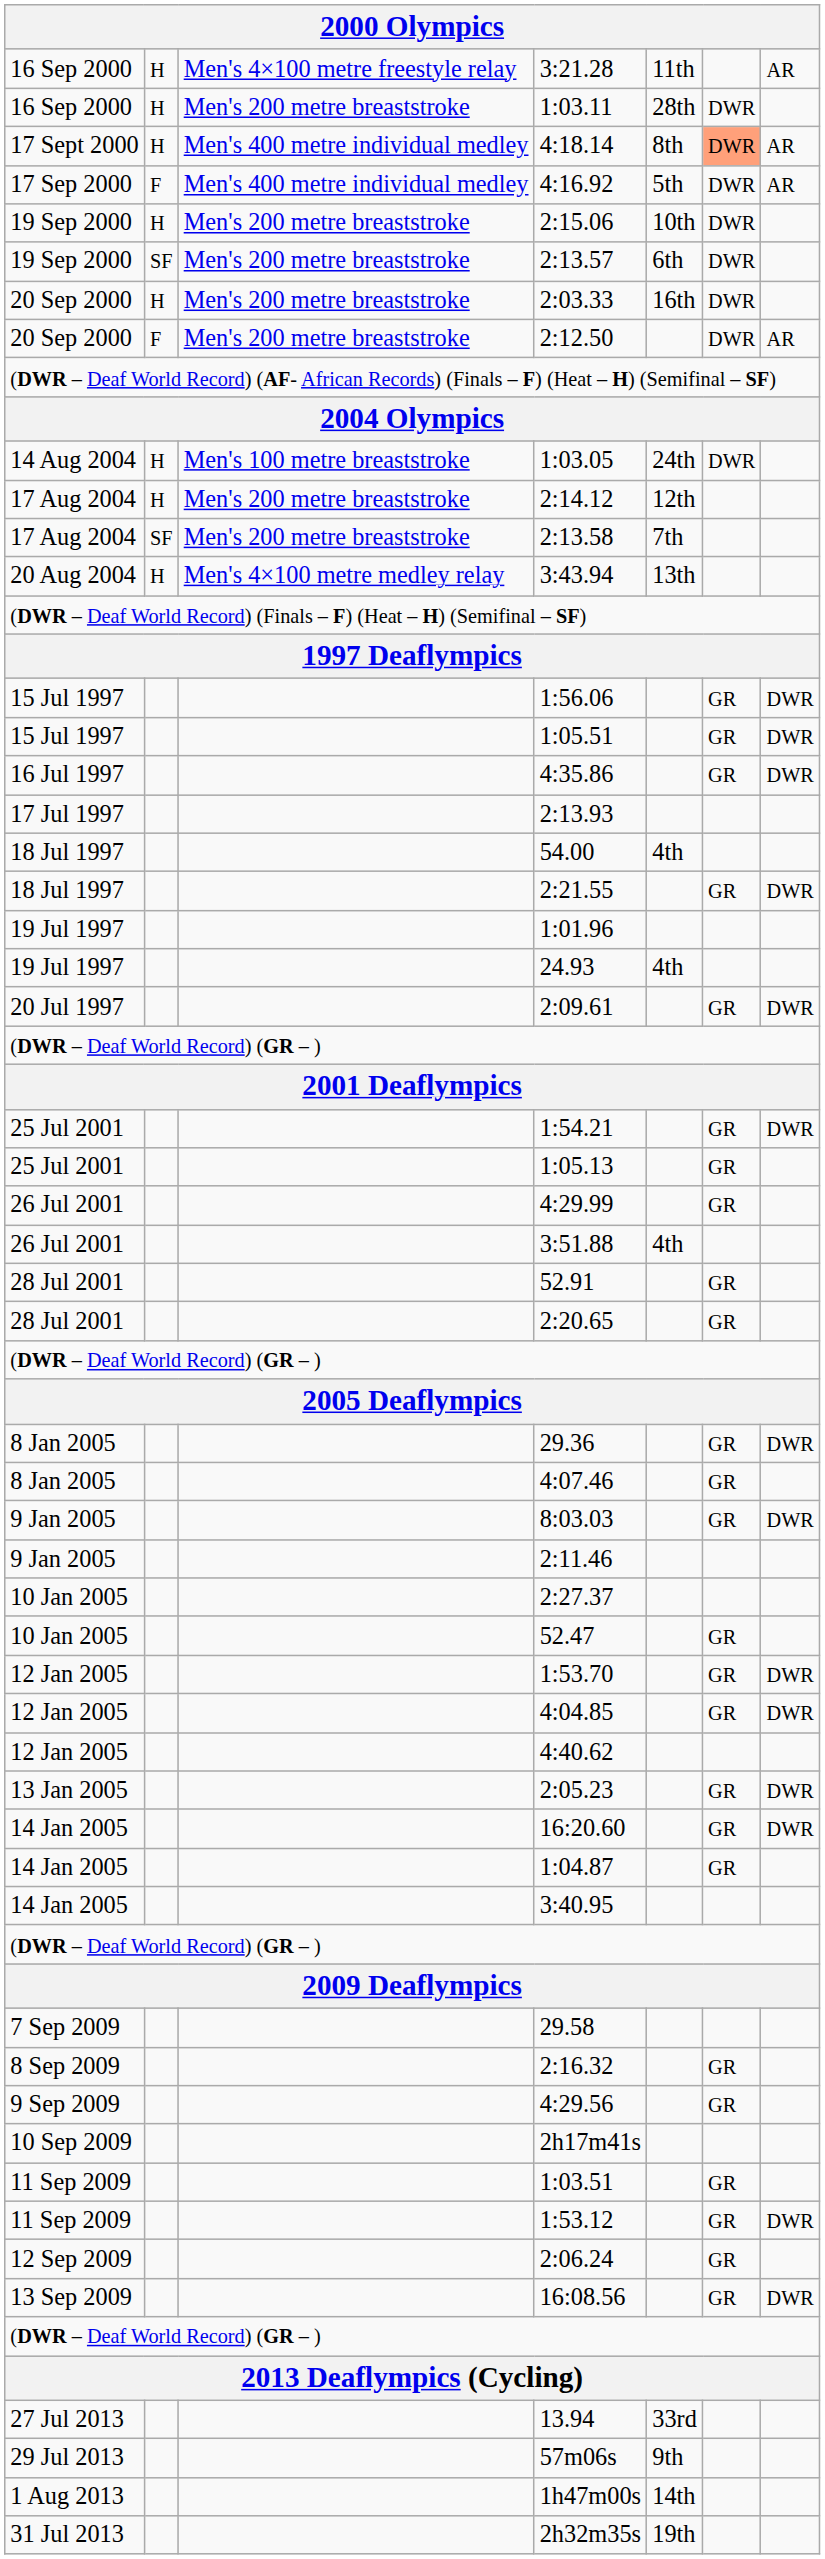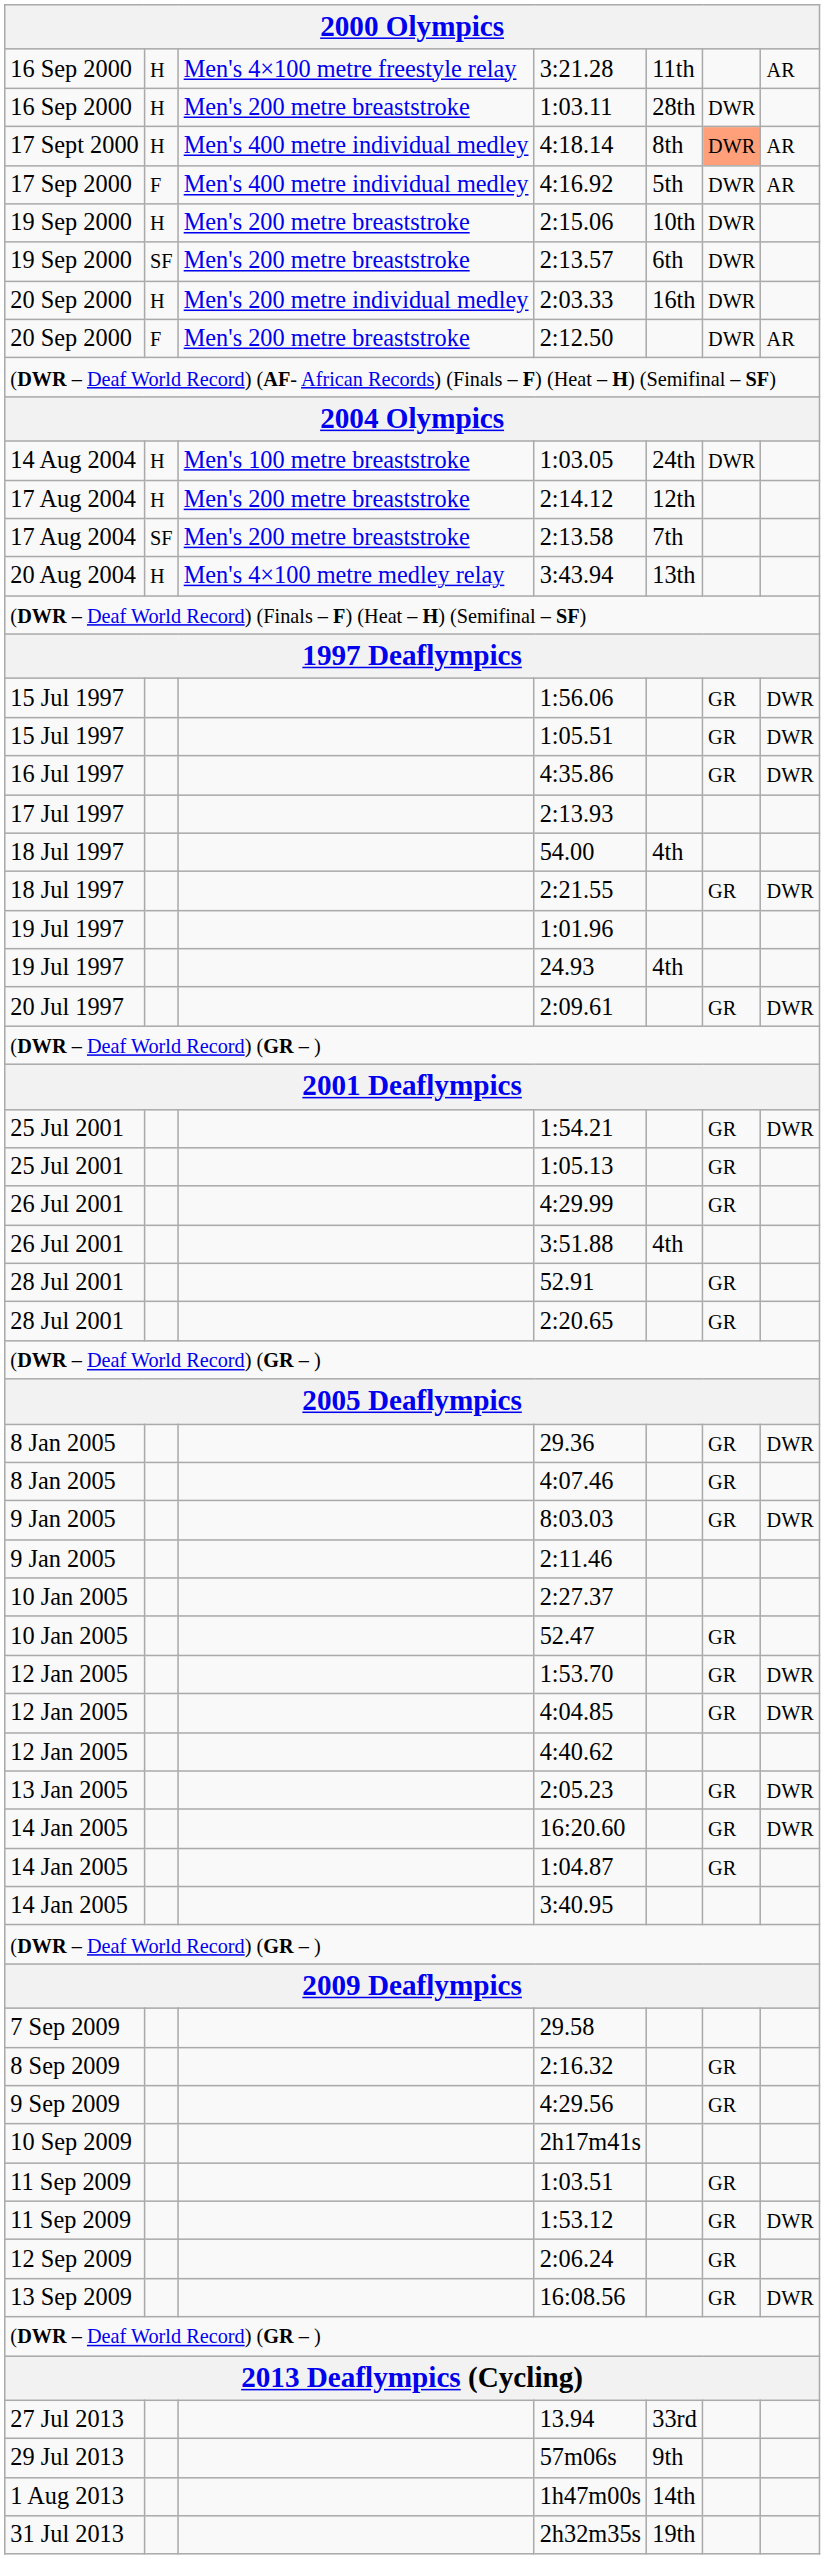(327, 299) Men's 200 metre breaststroke -> (356, 299) Men's 200 metre individual medley
